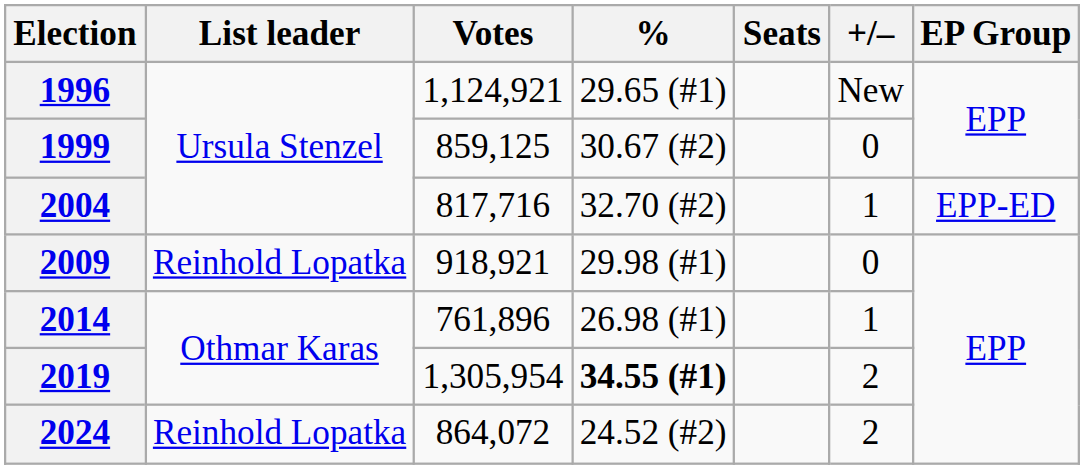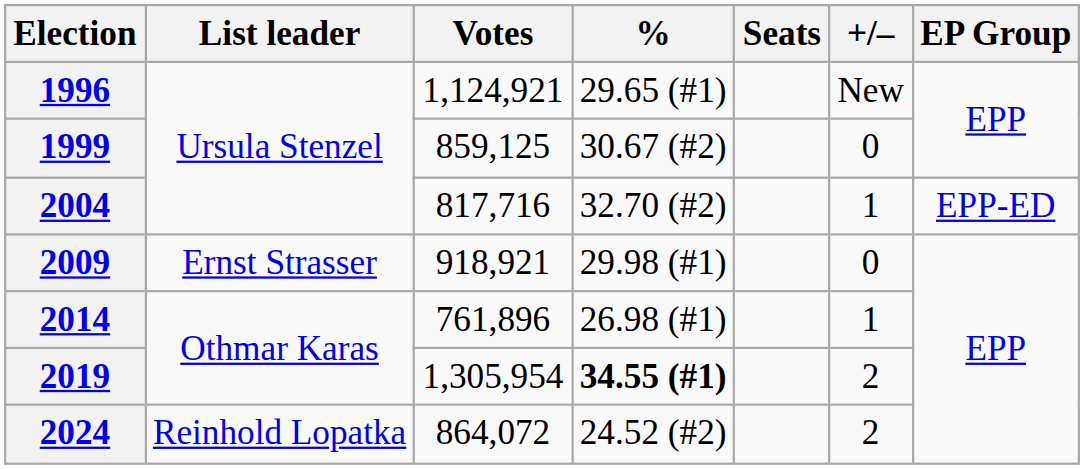(280, 261) Reinhold Lopatka -> (280, 261) Ernst Strasser
